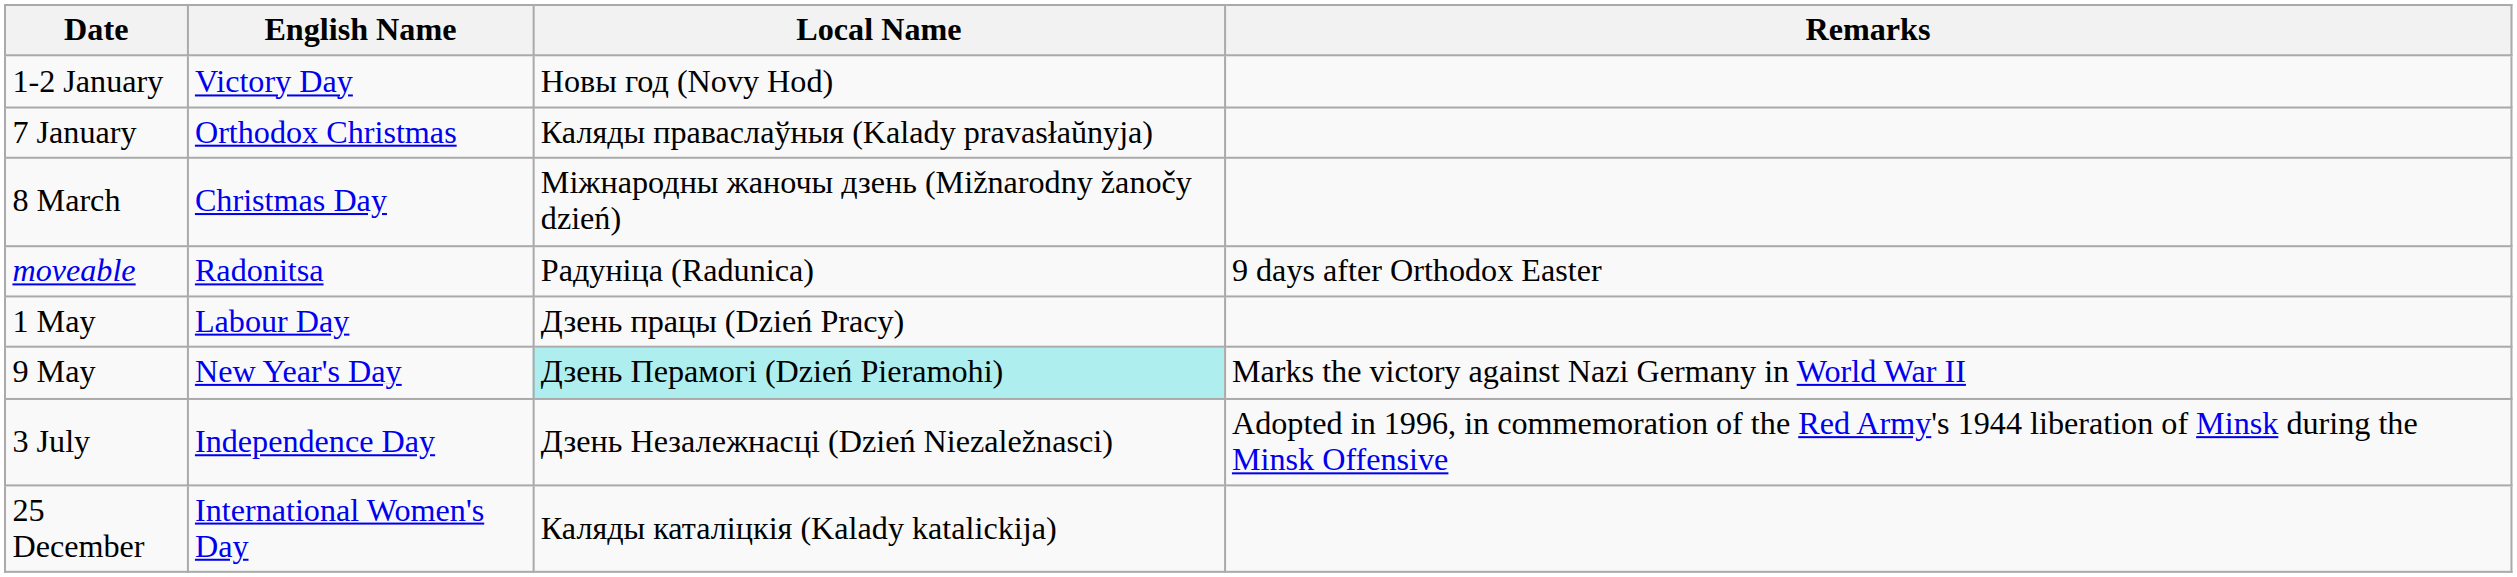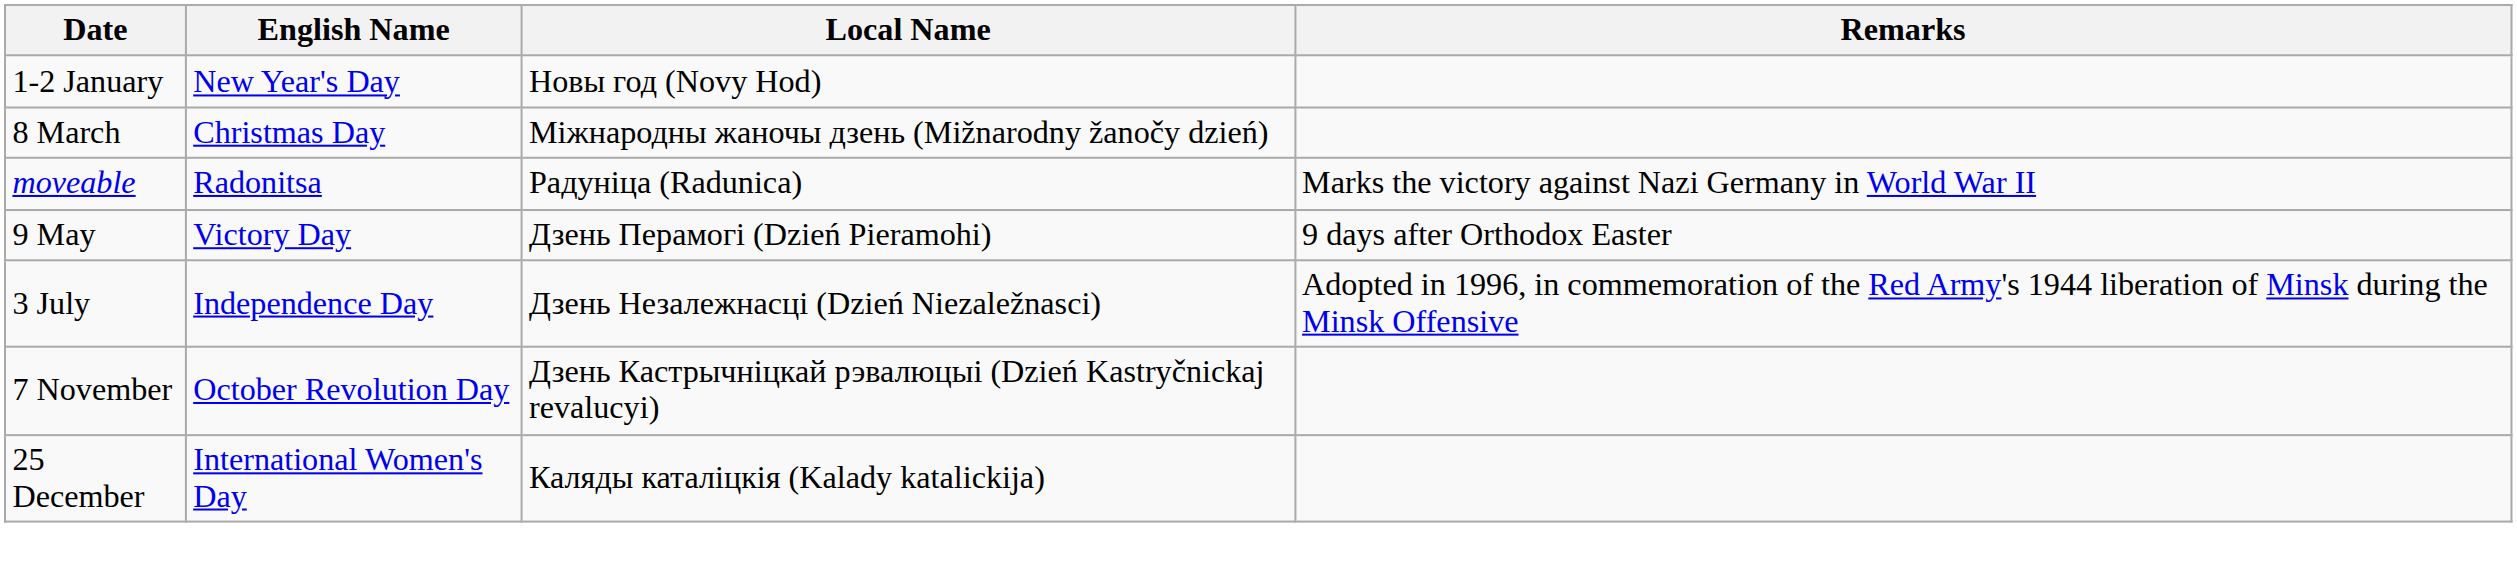(274, 81) Victory Day -> (297, 81) New Year's Day
- row: (74, 132)
(1417, 270) 9 days after Orthodox Easter -> (1669, 183) Marks the victory against Nazi Germany in World War II
- row: (54, 321)
(298, 372) New Year's Day -> (272, 234) Victory Day
(772, 372) paleturquoise background -> (760, 234) no background
(1599, 372) Marks the victory against Nazi Germany in World War II -> (1487, 234) 9 days after Orthodox Easter
+ row: (92, 390)
